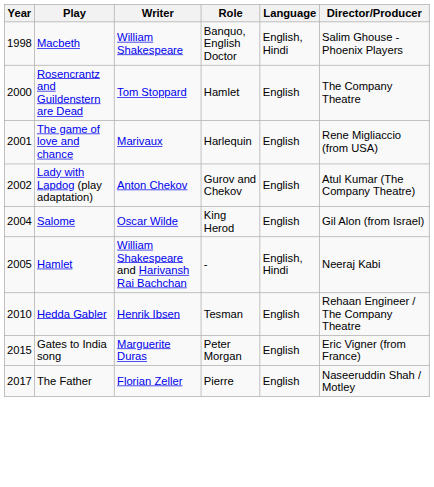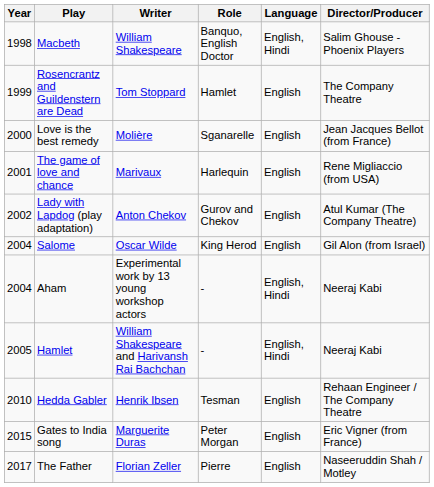(19, 93) 2000 -> (19, 93) 1999
+ row: (68, 135)
+ row: (52, 288)
